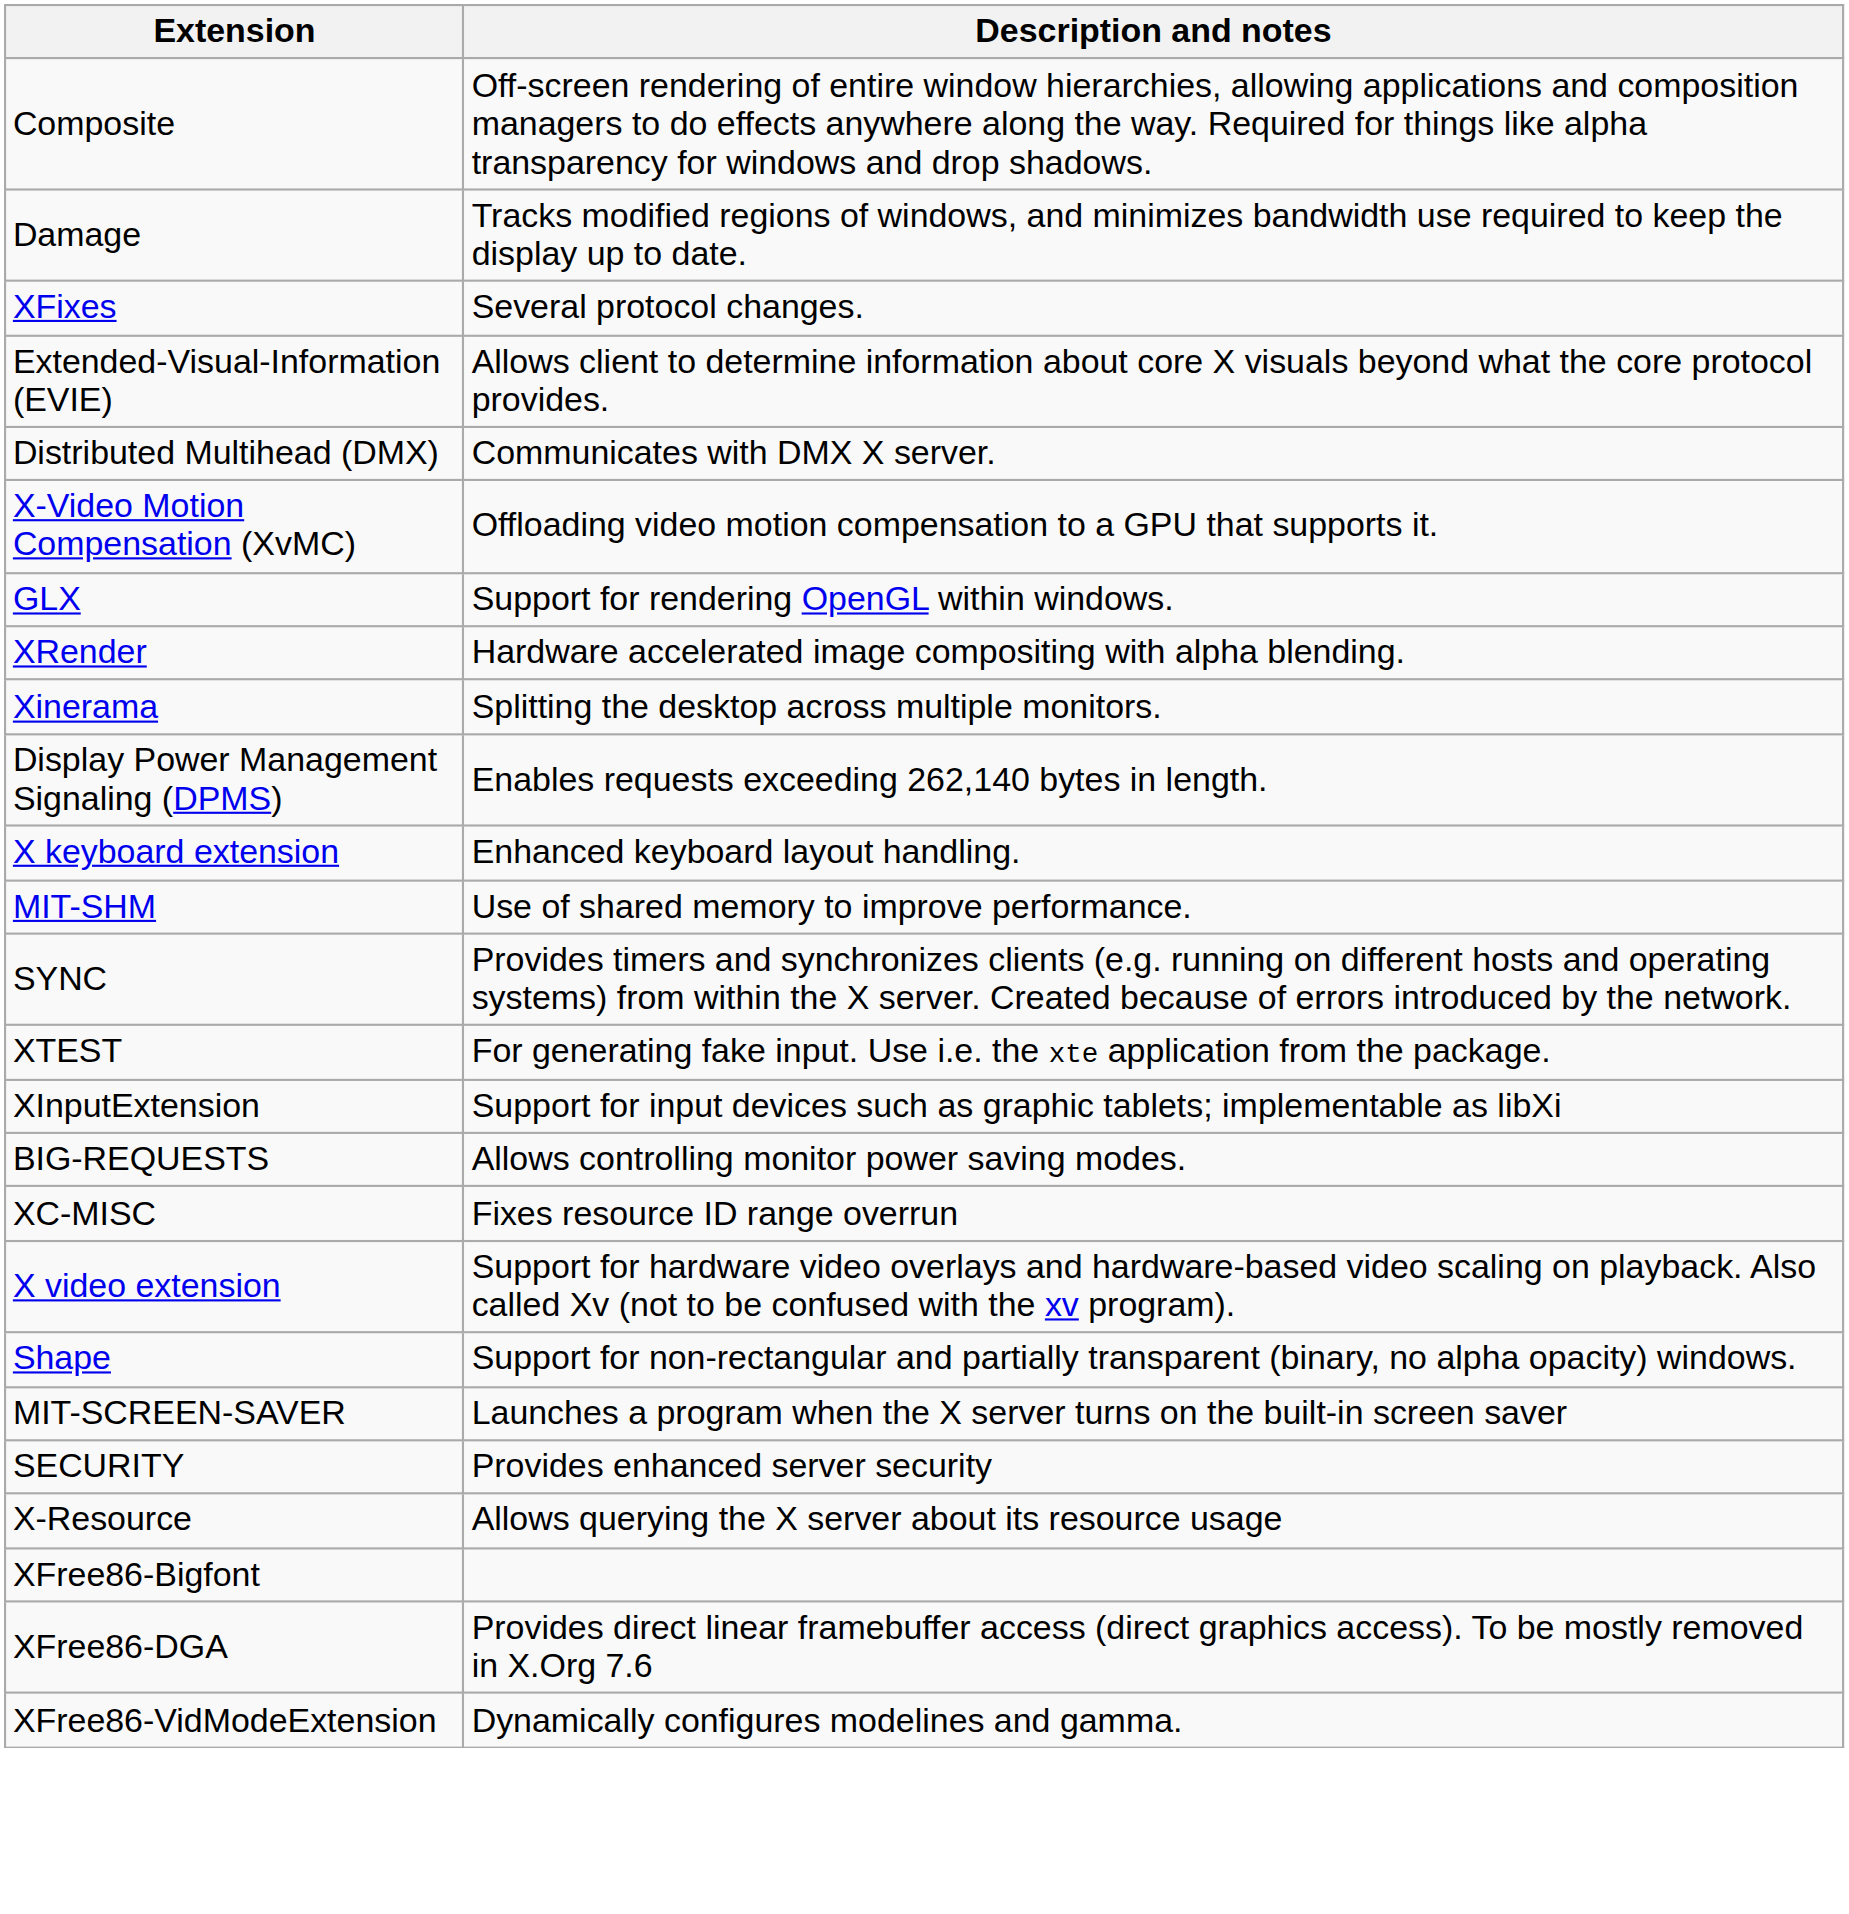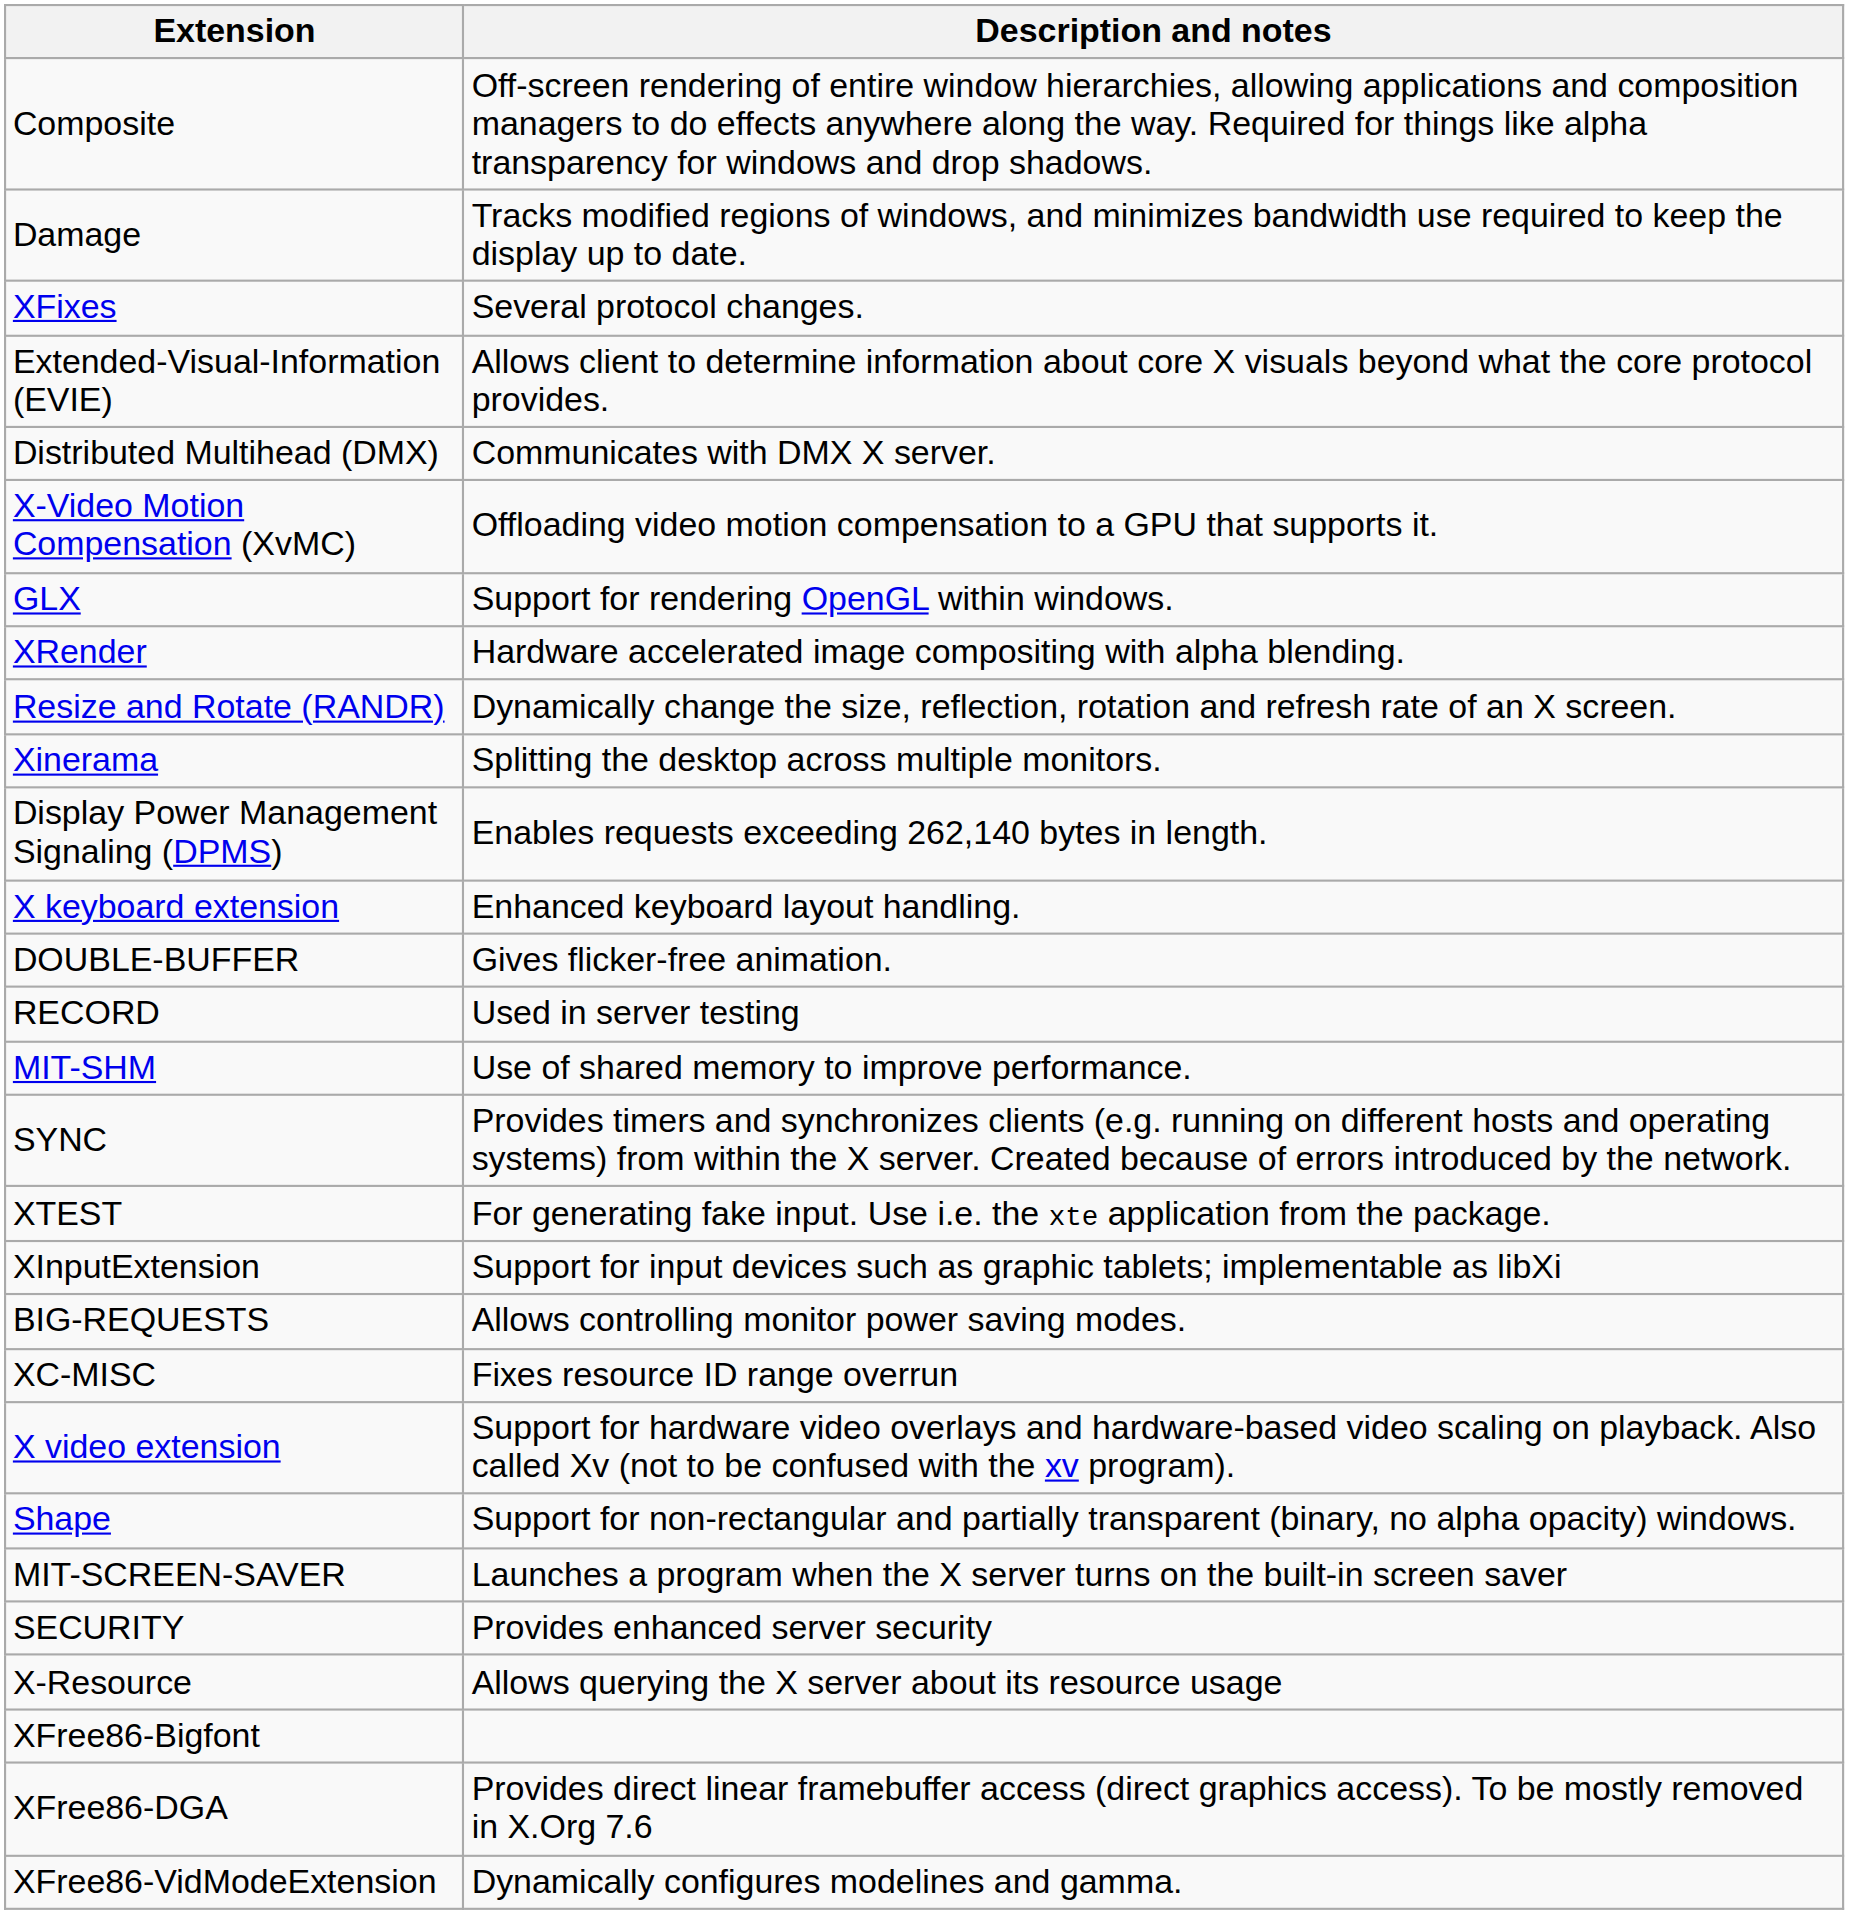+ row: (229, 706)
+ row: (156, 959)
+ row: (86, 1013)
